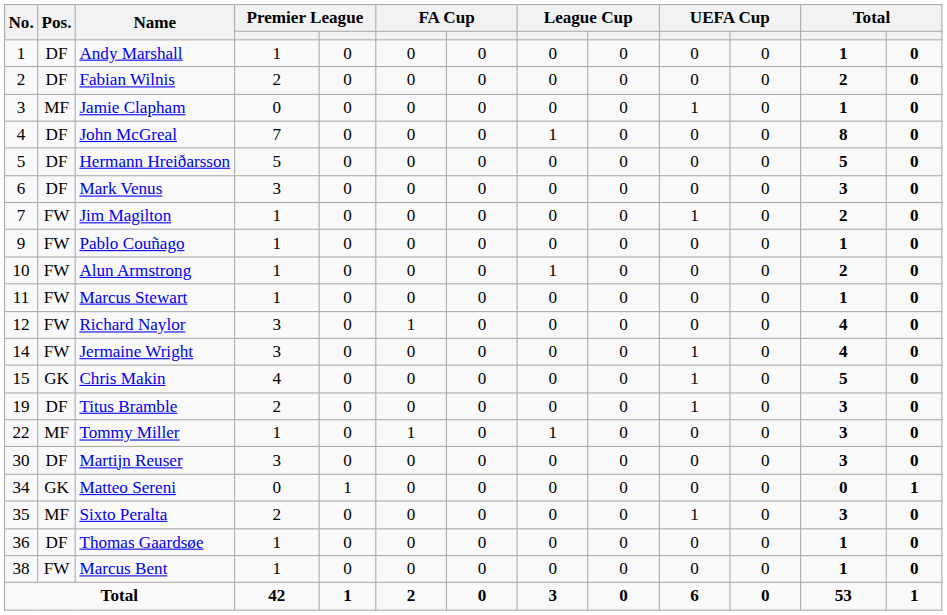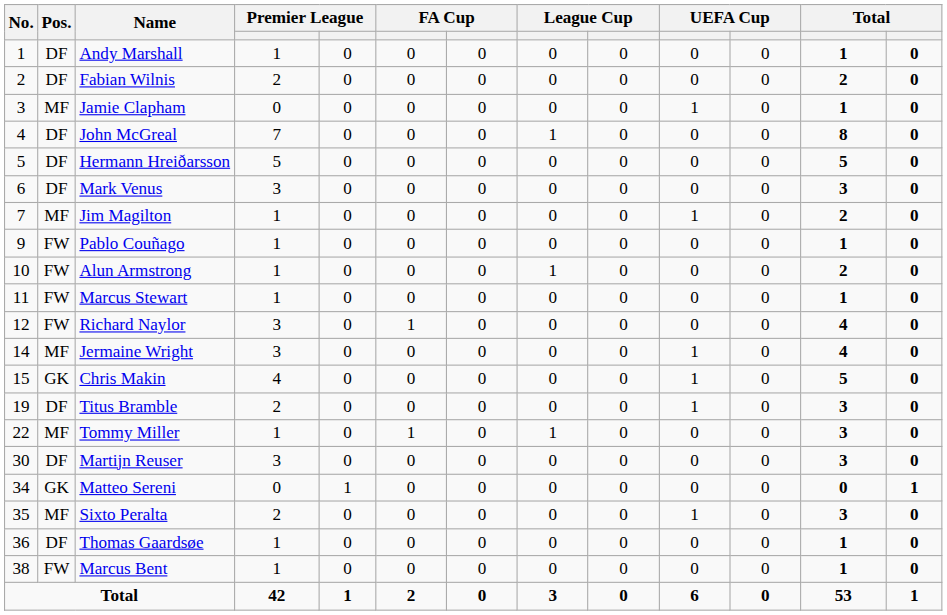(57, 216) FW -> (57, 216) MF
(57, 351) FW -> (57, 351) MF
